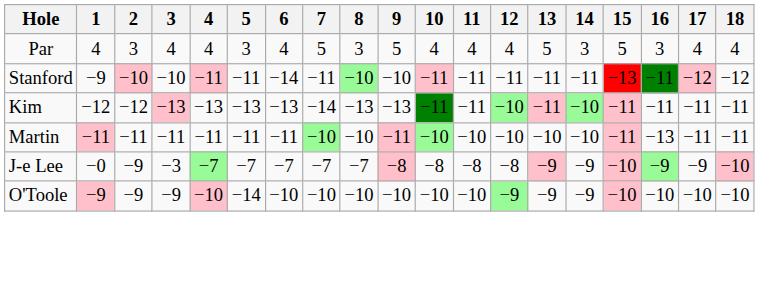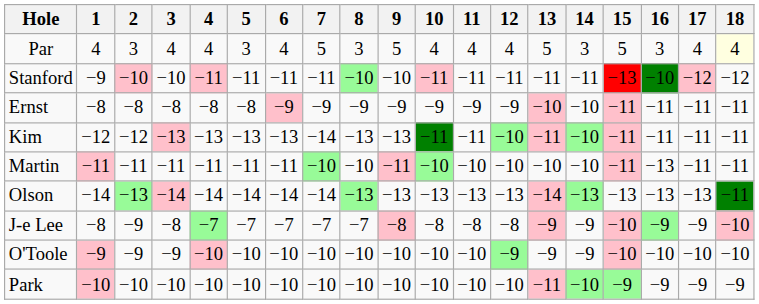(735, 48) no background -> (735, 48) lightyellow background
(284, 78) −14 -> (284, 78) −11
(660, 78) −11 -> (660, 78) −10
+ row: (28, 107)
+ row: (31, 195)
(96, 166) −0 -> (96, 225) −8
(171, 166) −3 -> (171, 225) −8
(246, 195) −14 -> (246, 254) −10
+ row: (26, 284)
